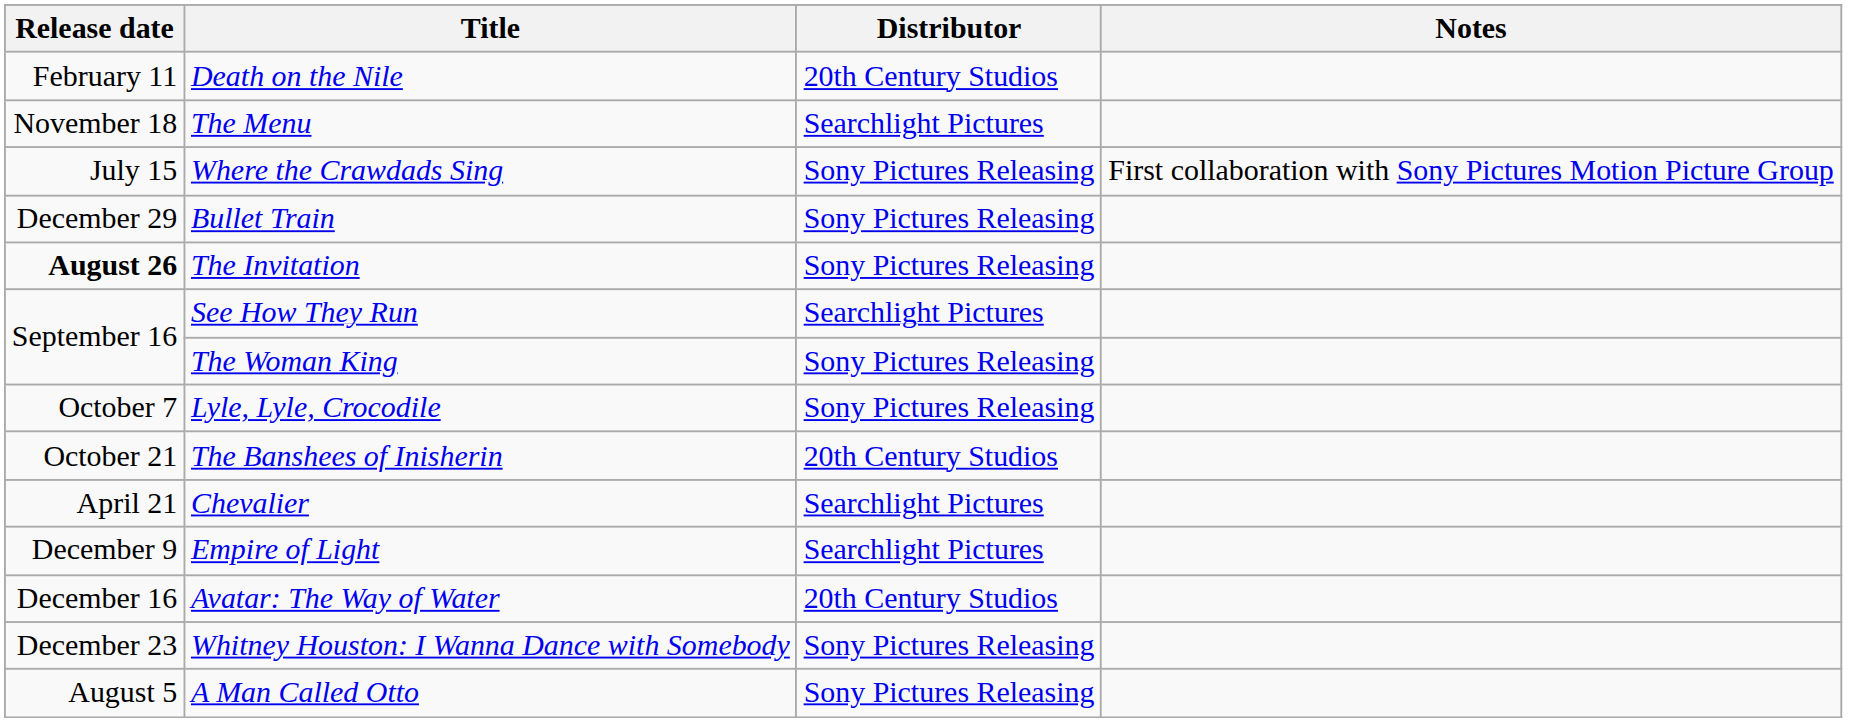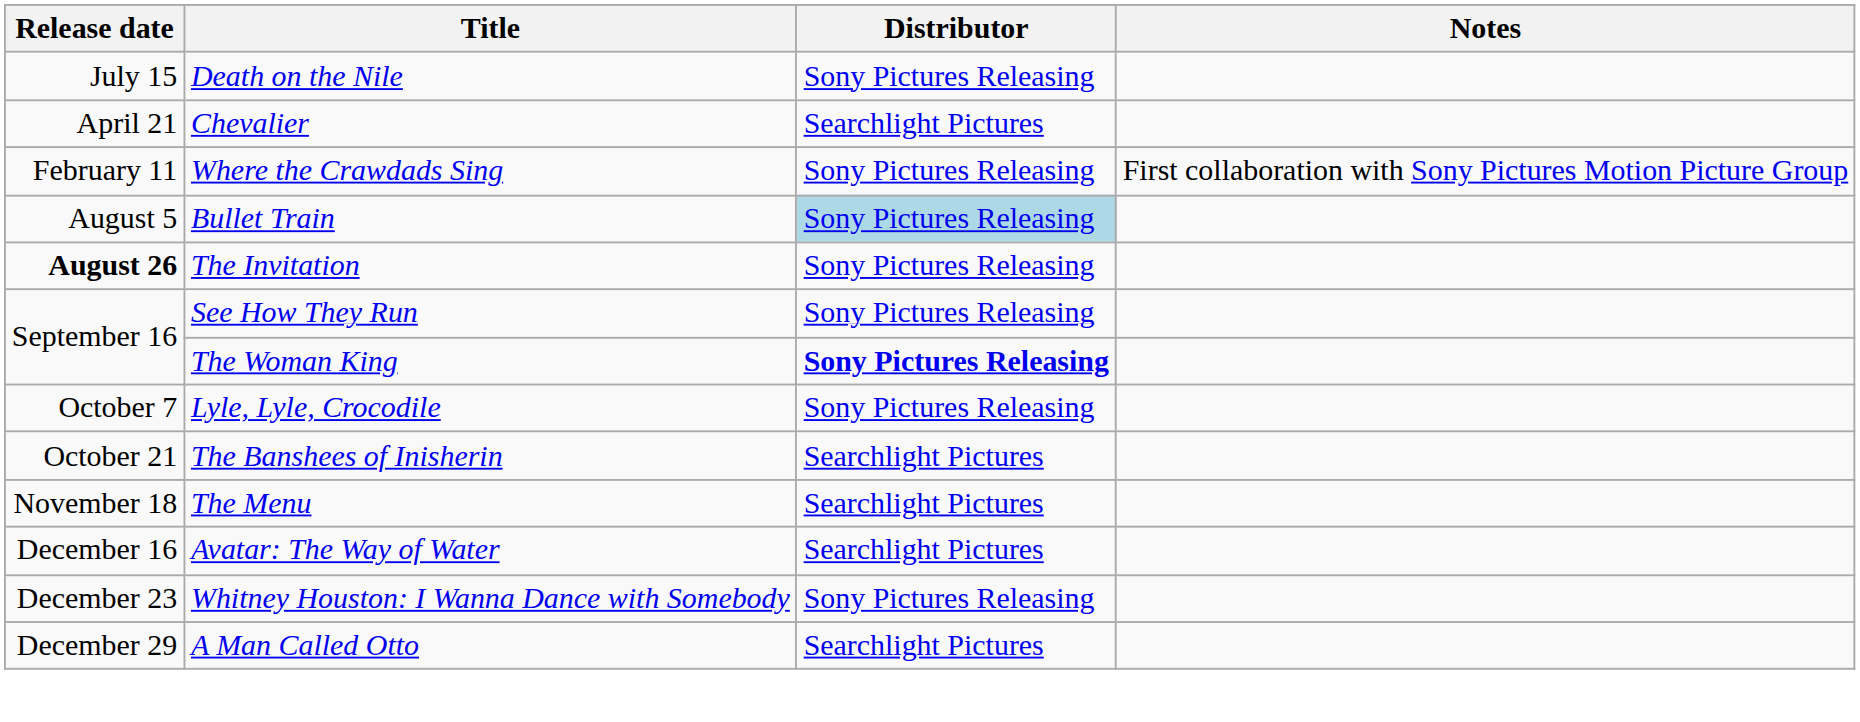(105, 75) February 11 -> (134, 75) July 15
(931, 75) 20th Century Studios -> (949, 75) Sony Pictures Releasing
rows swapped: (250, 502) <-> (251, 123)
(134, 170) July 15 -> (105, 170) February 11
(97, 218) December 29 -> (123, 218) August 5
(949, 218) no background -> (949, 218) lightblue background
(924, 312) Searchlight Pictures -> (949, 312) Sony Pictures Releasing
(949, 360) normal -> (956, 360) bold
(931, 455) 20th Century Studios -> (924, 455) Searchlight Pictures
- row: (285, 550)
(931, 597) 20th Century Studios -> (924, 550) Searchlight Pictures
(123, 692) August 5 -> (97, 645) December 29
(949, 692) Sony Pictures Releasing -> (924, 645) Searchlight Pictures
